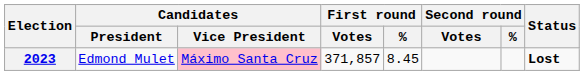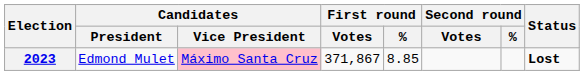(352, 59) 371,857 -> (352, 59) 371,867
(403, 59) 8.45 -> (403, 59) 8.85
